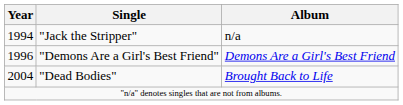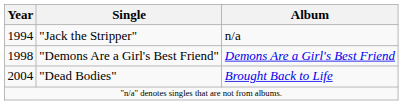(20, 55) 1996 -> (20, 55) 1998
